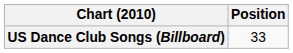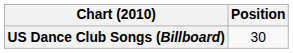(258, 37) 33 -> (258, 37) 30
